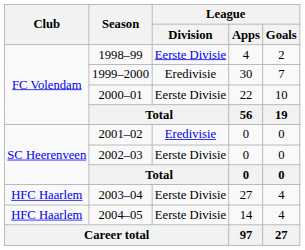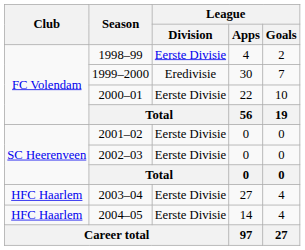(190, 134) Eredivisie -> (190, 134) Eerste Divisie
